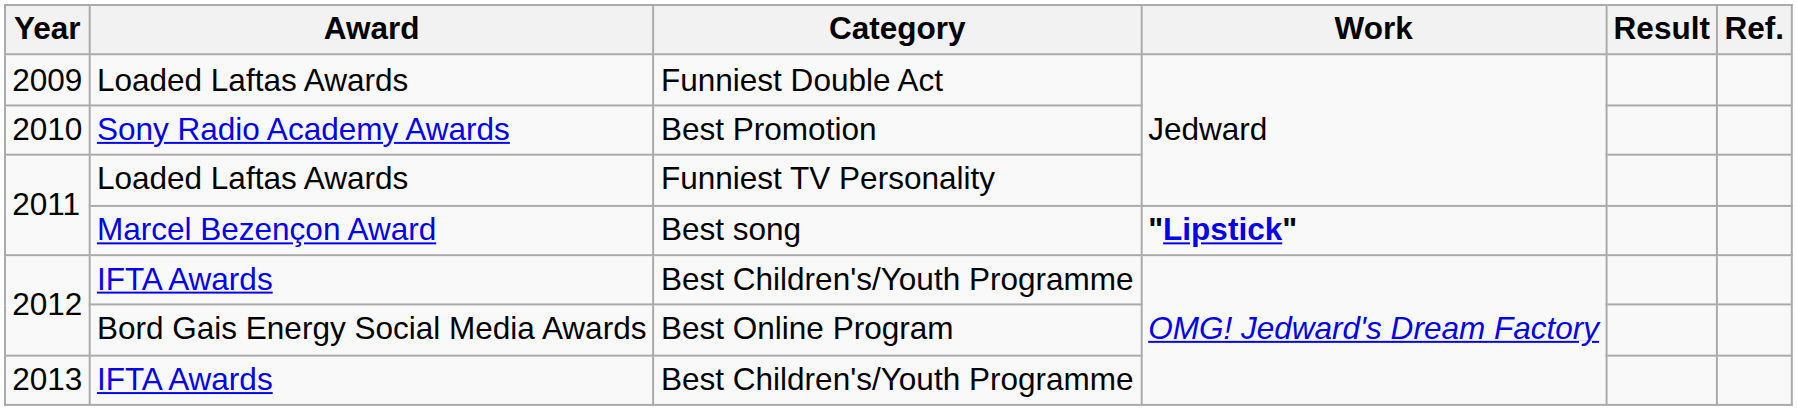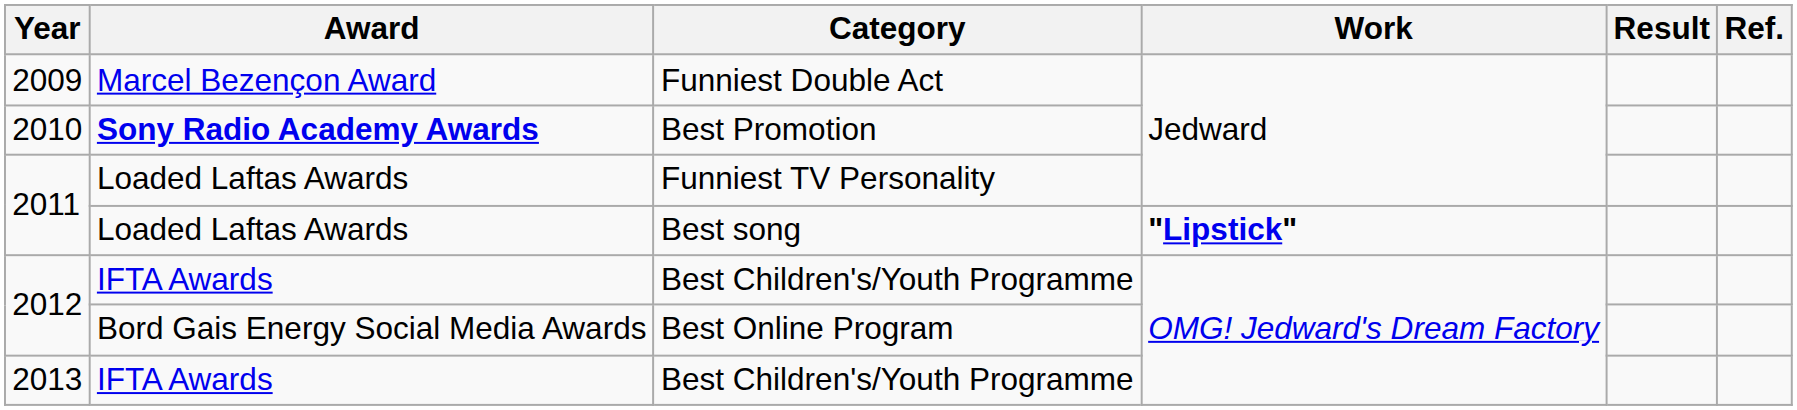(253, 79) Loaded Laftas Awards -> (267, 79) Marcel Bezençon Award
(303, 129) normal -> (318, 129) bold
(267, 229) Marcel Bezençon Award -> (253, 229) Loaded Laftas Awards
